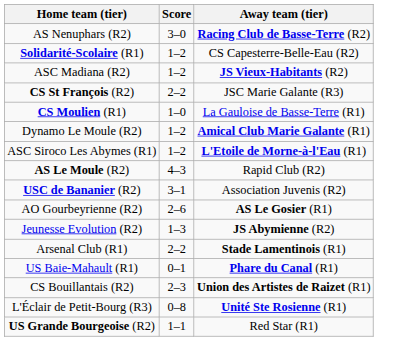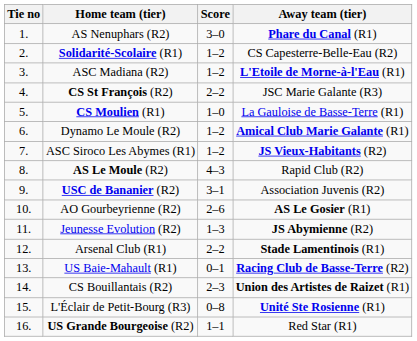+ column: (24, 14)
(284, 33) Racing Club de Basse-Terre (R2) -> (322, 33) Phare du Canal (R1)
(284, 72) JS Vieux-Habitants (R2) -> (322, 72) L'Etoile de Morne-à-l'Eau (R1)
(284, 151) L'Etoile de Morne-à-l'Eau (R1) -> (322, 151) JS Vieux-Habitants (R2)
(284, 268) Phare du Canal (R1) -> (322, 268) Racing Club de Basse-Terre (R2)
